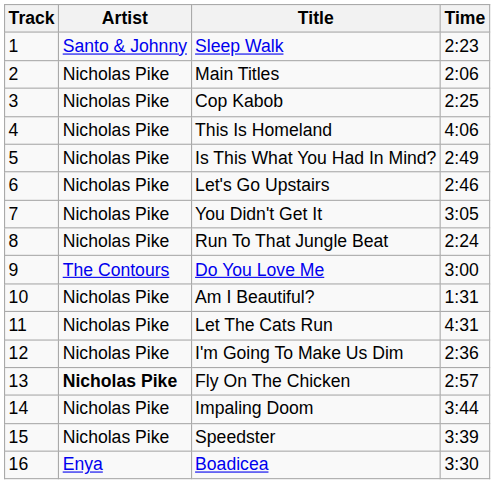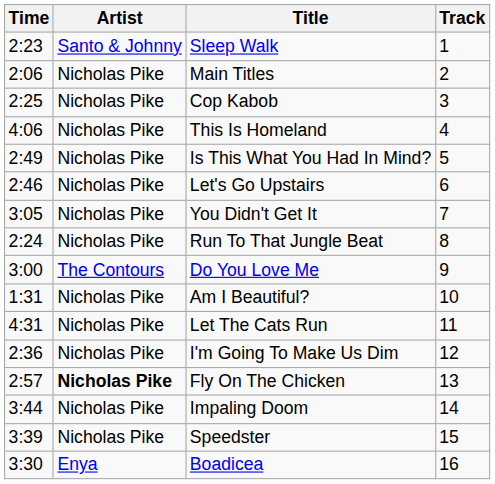columns swapped: (32, 18) <-> (465, 18)
